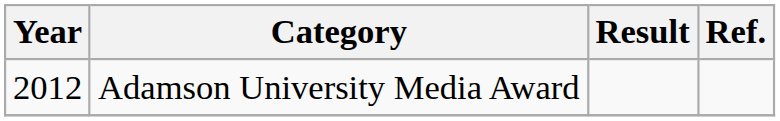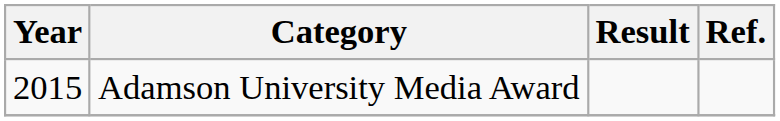(48, 86) 2012 -> (48, 86) 2015
